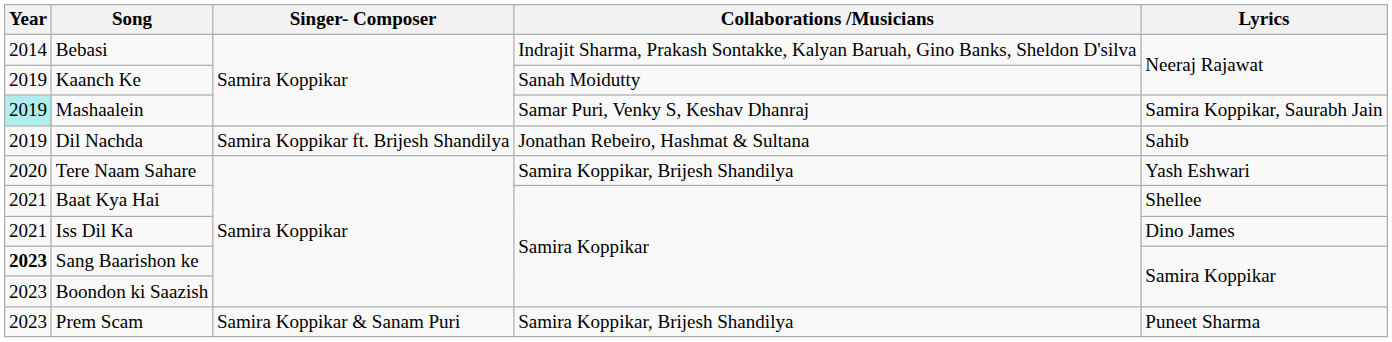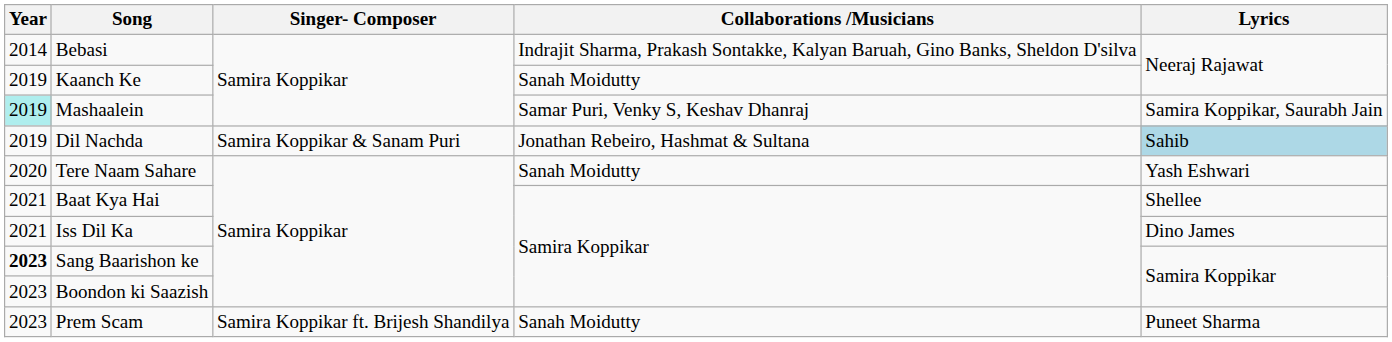(363, 140) Samira Koppikar ft. Brijesh Shandilya -> (339, 140) Samira Koppikar & Sanam Puri
(1167, 140) no background -> (1167, 140) lightblue background
(656, 170) Samira Koppikar, Brijesh Shandilya -> (579, 170) Sanah Moidutty
(339, 321) Samira Koppikar & Sanam Puri -> (363, 321) Samira Koppikar ft. Brijesh Shandilya
(656, 321) Samira Koppikar, Brijesh Shandilya -> (579, 321) Sanah Moidutty
